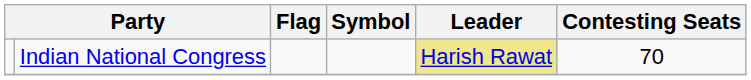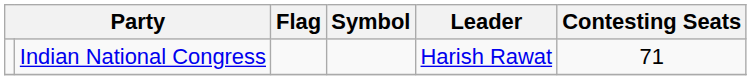(486, 56) khaki background -> (486, 56) no background
(652, 56) 70 -> (652, 56) 71
